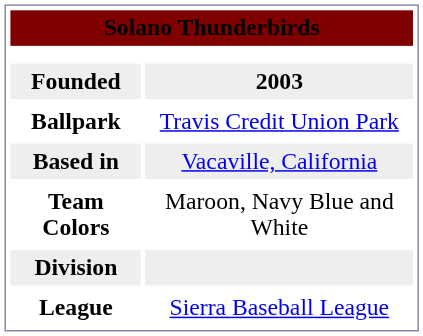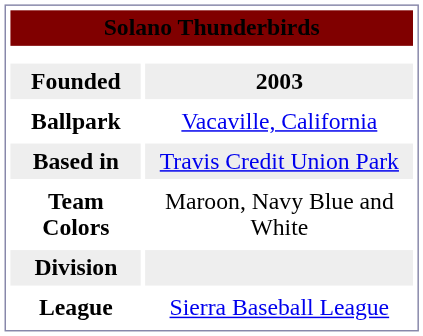(279, 121) Travis Credit Union Park -> (279, 121) Vacaville, California
(279, 161) Vacaville, California -> (279, 161) Travis Credit Union Park
